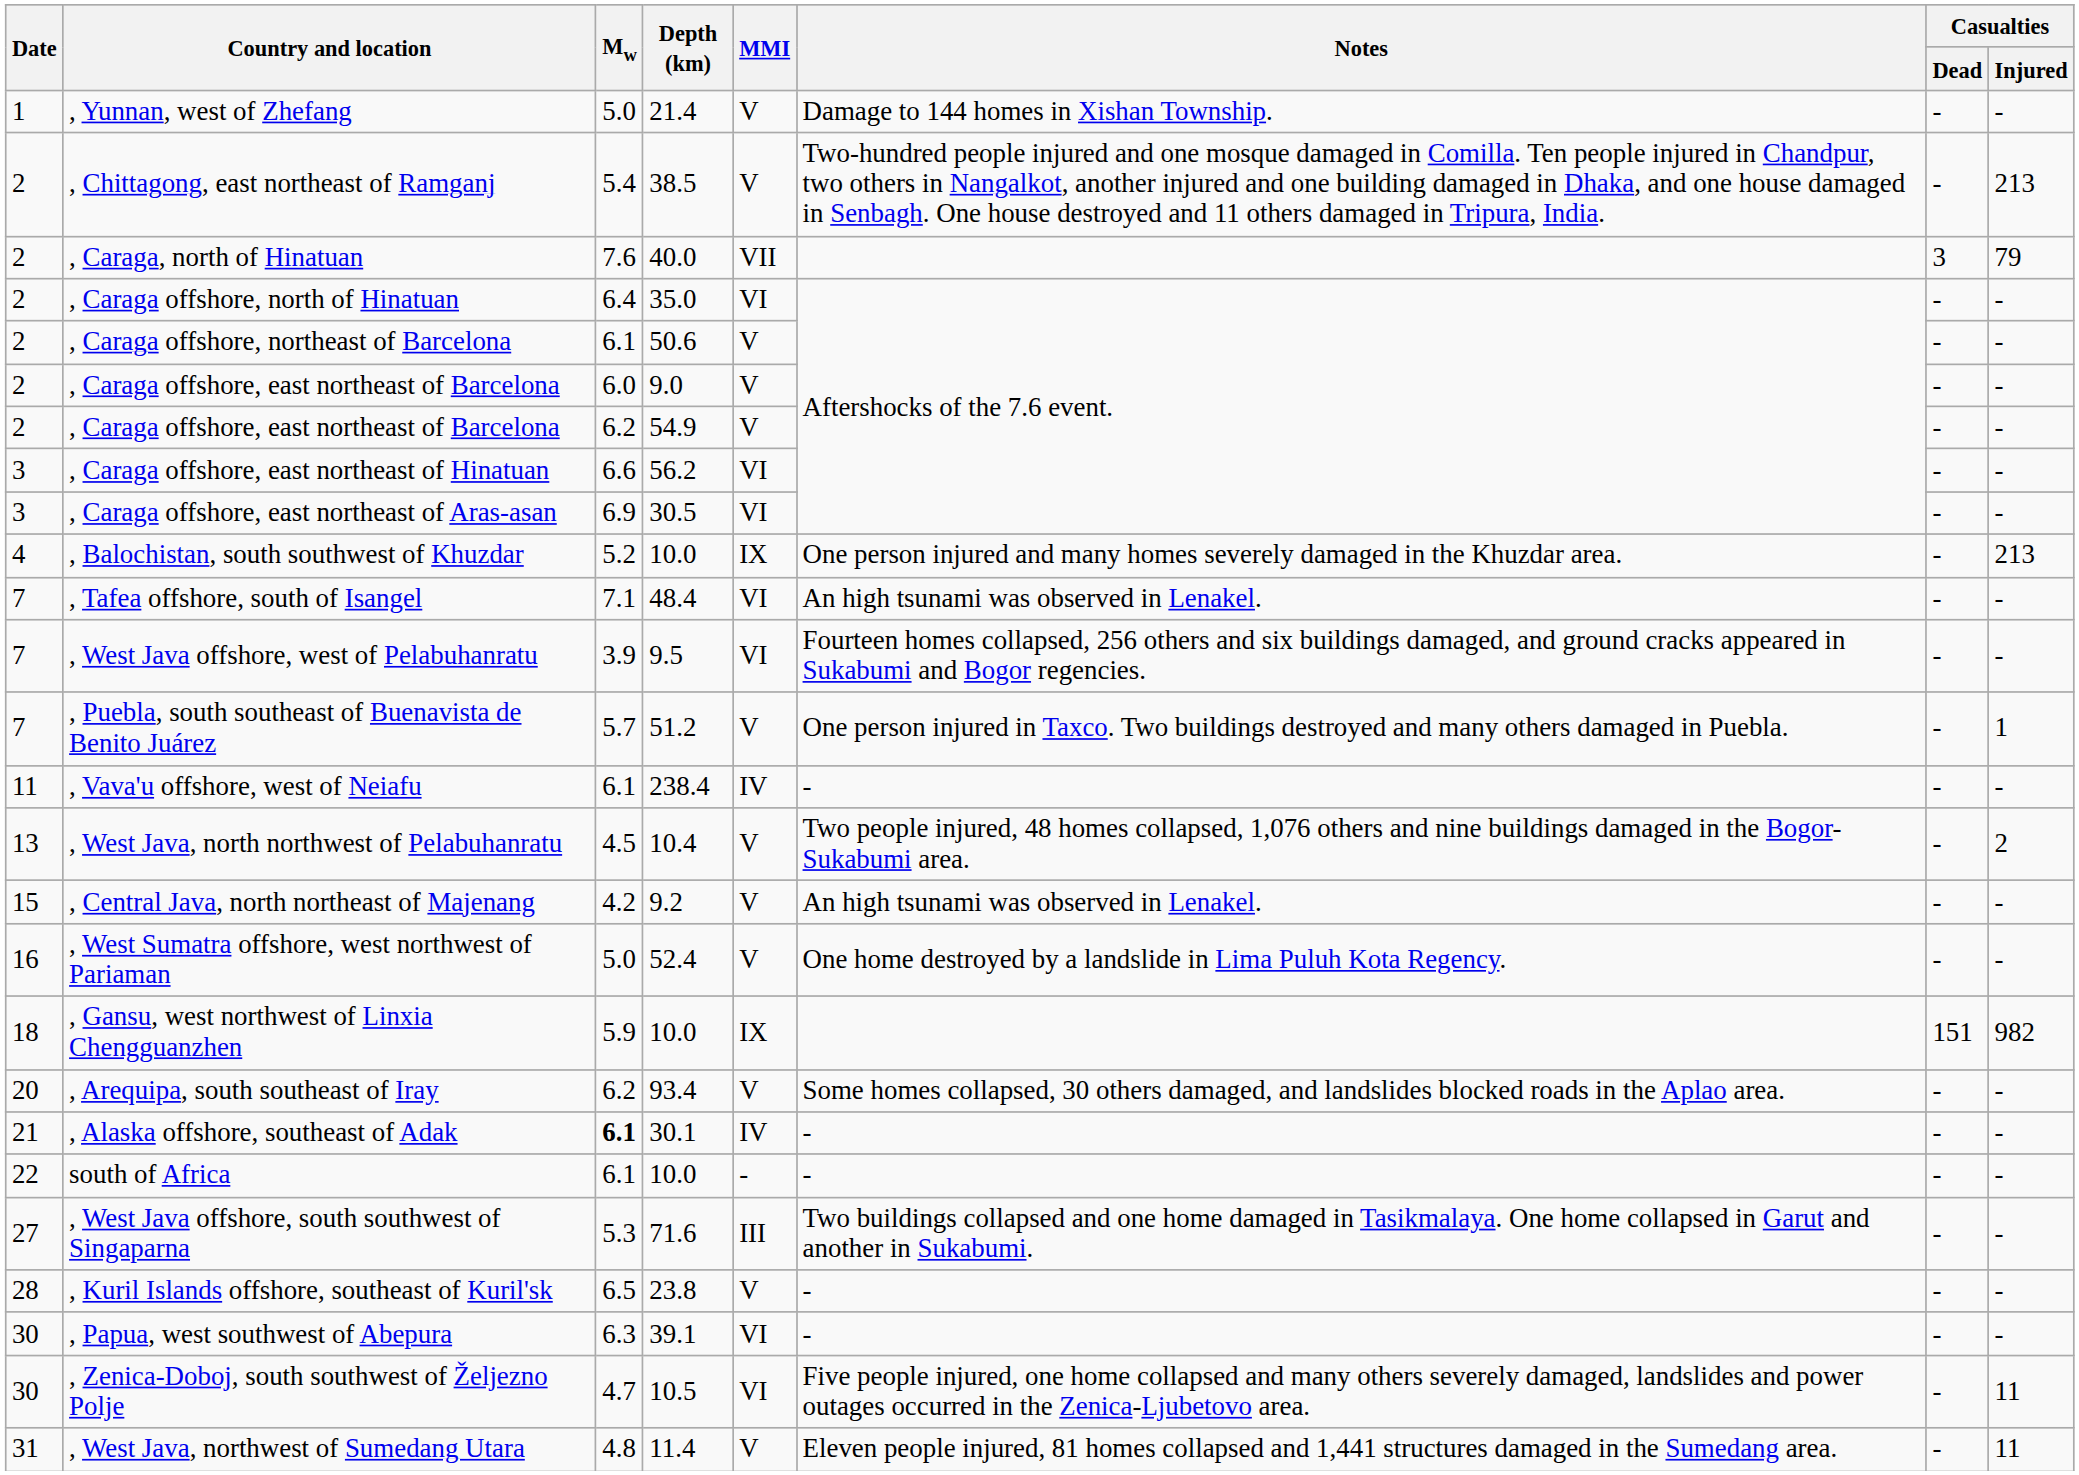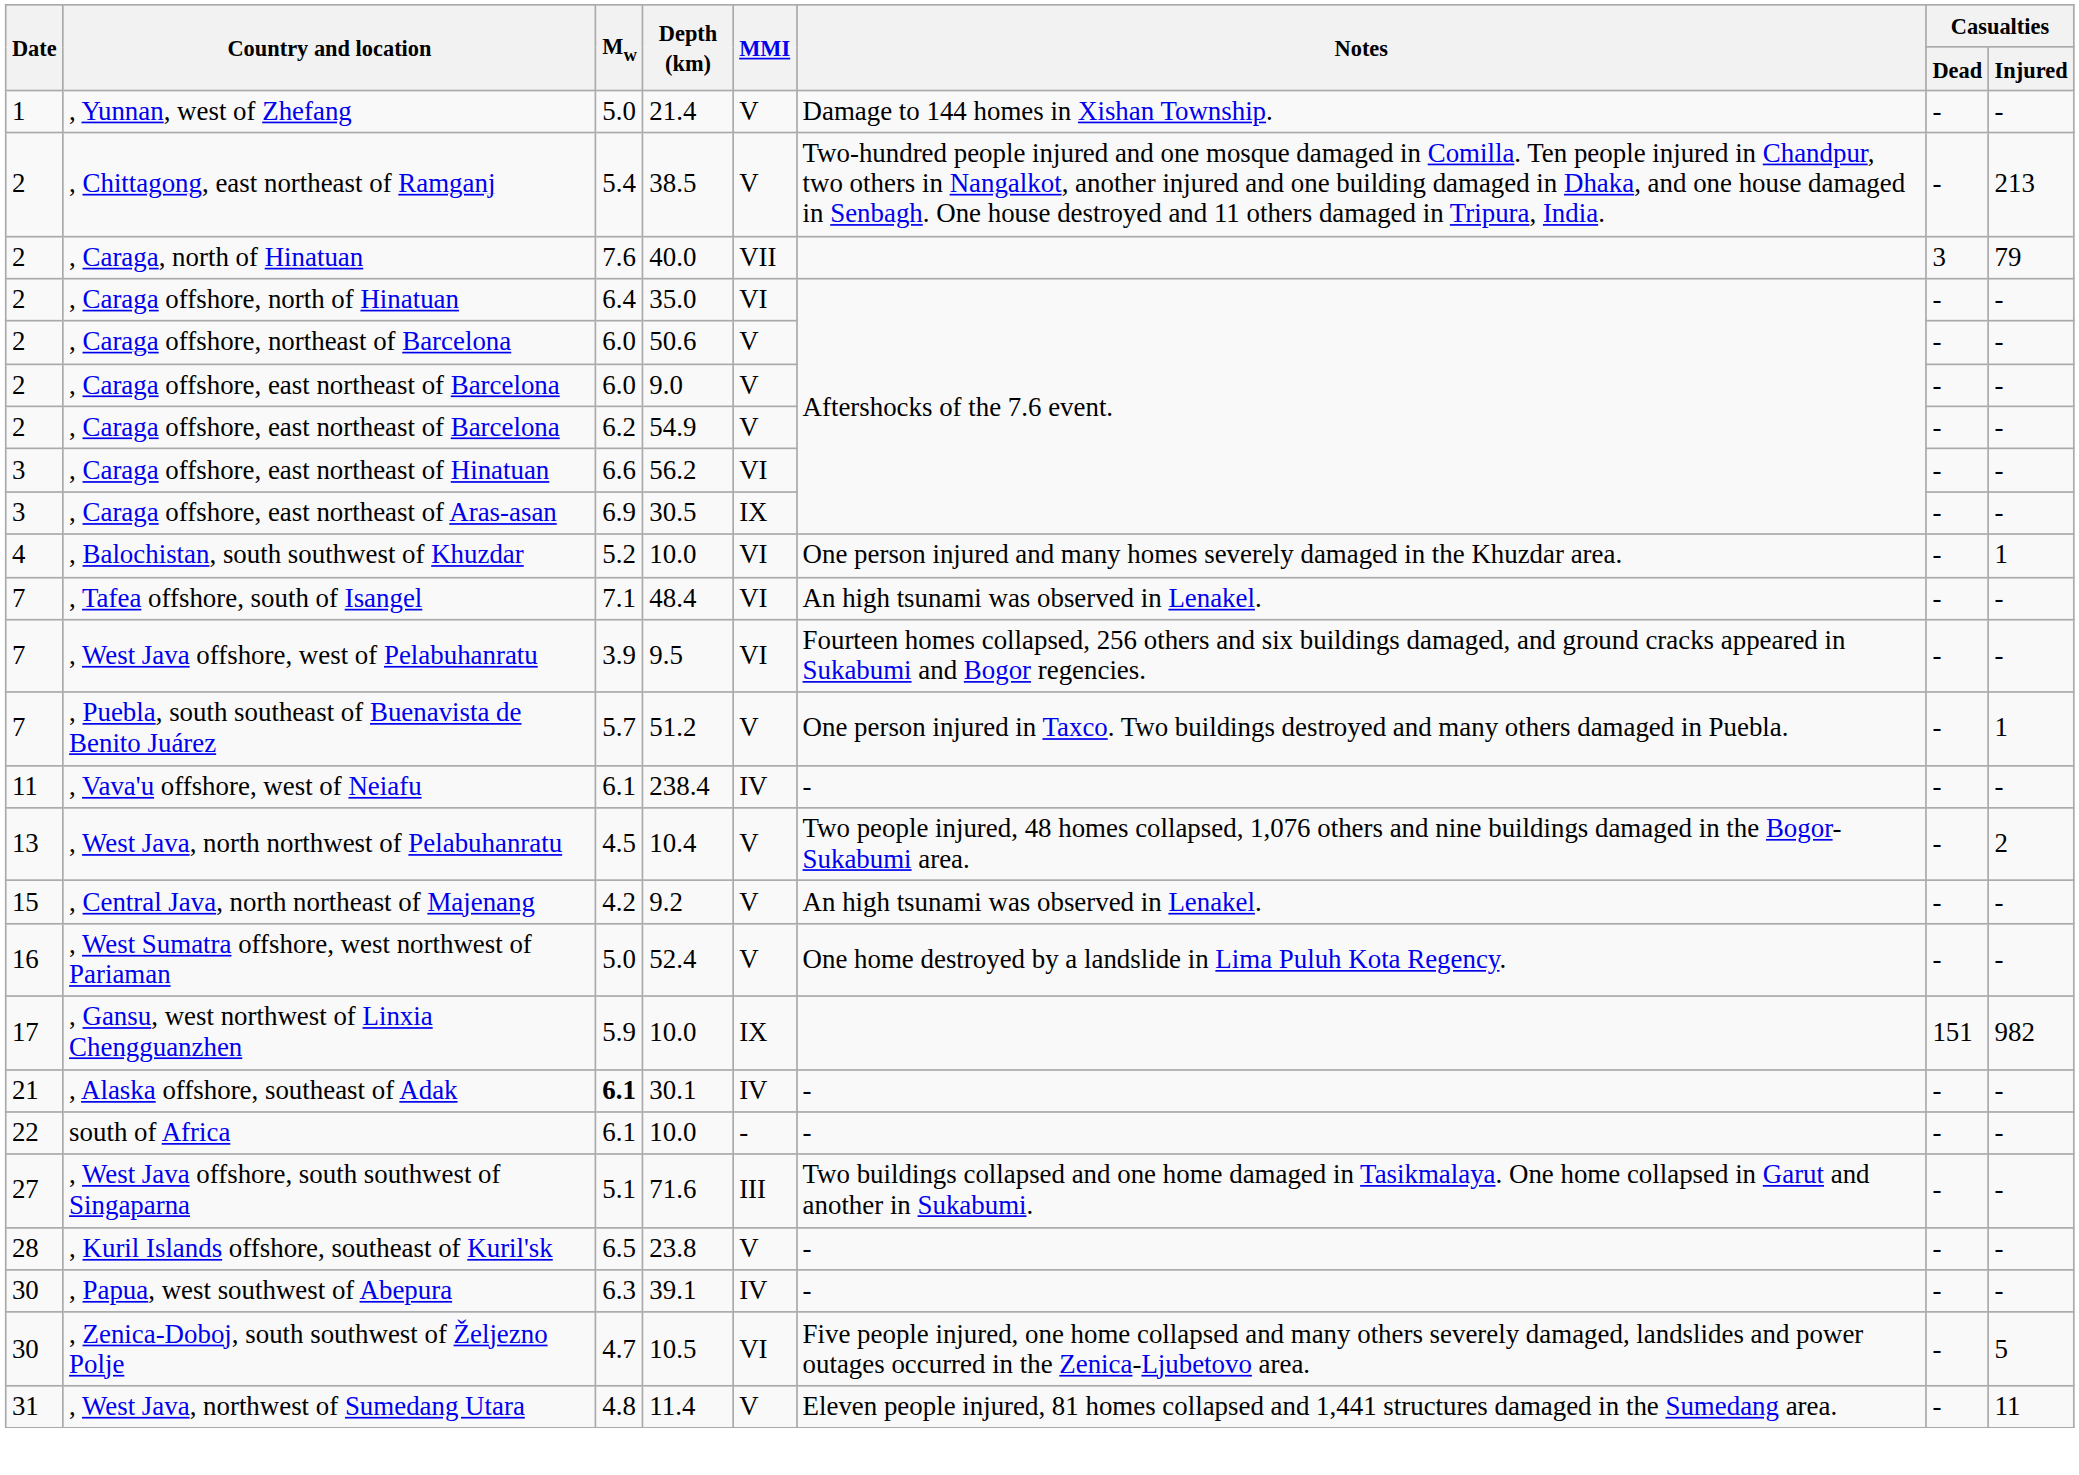(619, 342) 6.1 -> (619, 342) 6.0
(753, 512) VI -> (753, 512) IX
(753, 555) IX -> (753, 555) VI
(2015, 555) 213 -> (2001, 555) 1
(25, 1032) 18 -> (25, 1032) 17
- row: (254, 1090)
(619, 1233) 5.3 -> (619, 1190) 5.1
(753, 1333) VI -> (753, 1290) IV
(2008, 1391) 11 -> (2001, 1348) 5
